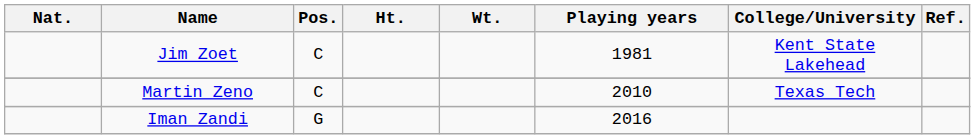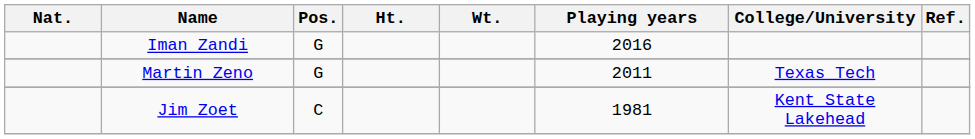rows swapped: (198, 120) <-> (198, 55)
(318, 92) C -> (318, 73) G
(632, 92) 2010 -> (632, 73) 2011
